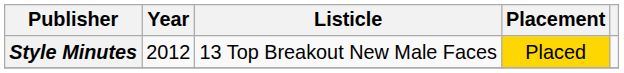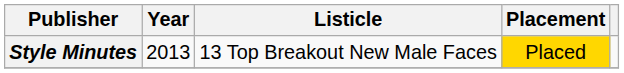(168, 51) 2012 -> (168, 51) 2013
